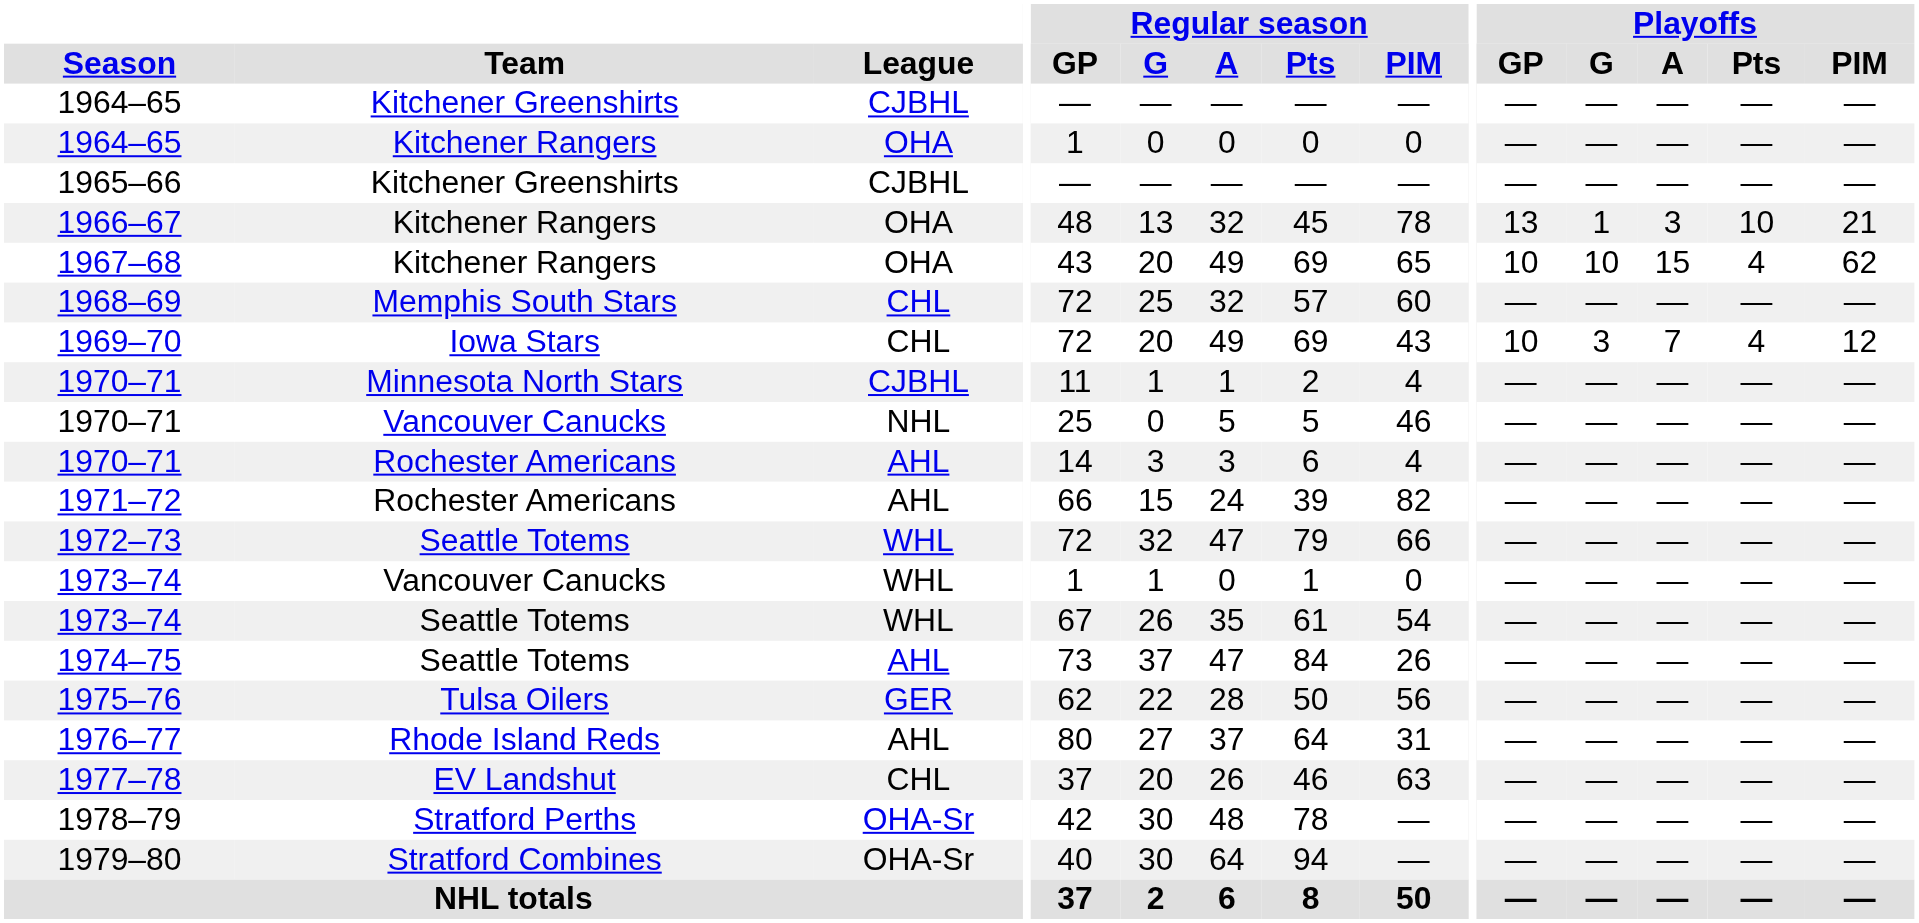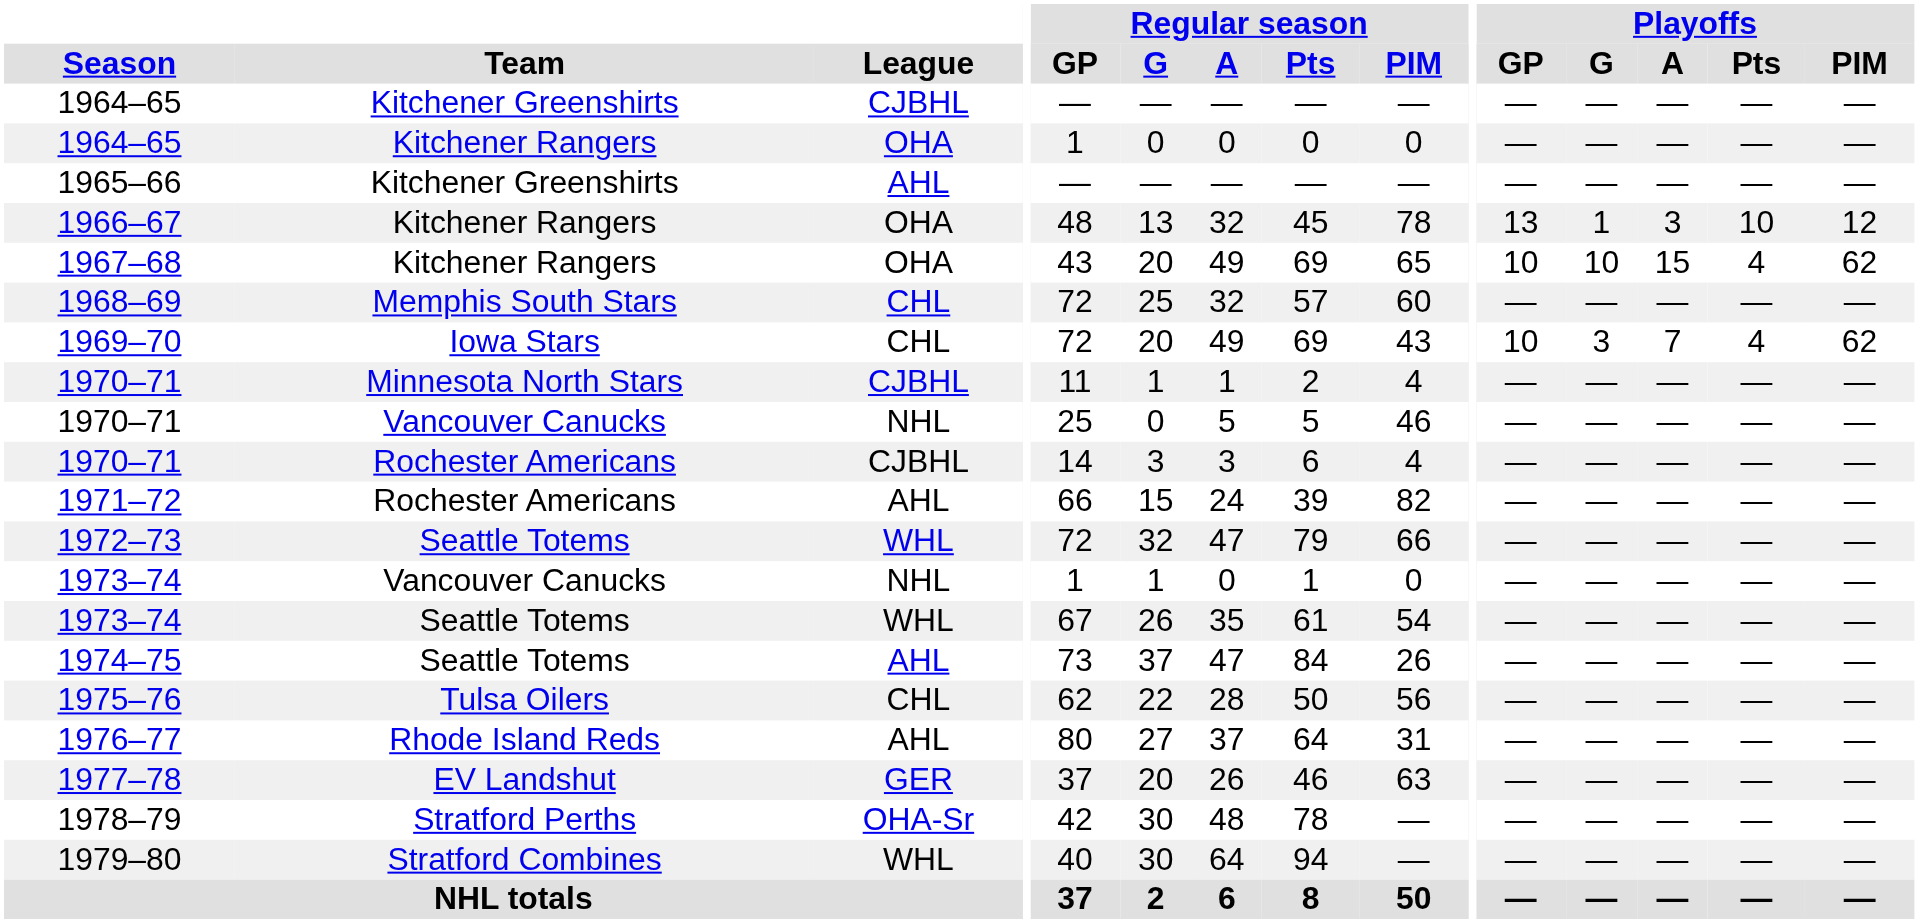(918, 182) CJBHL -> (918, 182) AHL
(1860, 222) 21 -> (1860, 222) 12
(1860, 341) 12 -> (1860, 341) 62
(918, 461) AHL -> (918, 461) CJBHL
(918, 580) WHL -> (918, 580) NHL
(918, 700) GER -> (918, 700) CHL
(918, 779) CHL -> (918, 779) GER
(918, 859) OHA-Sr -> (918, 859) WHL
